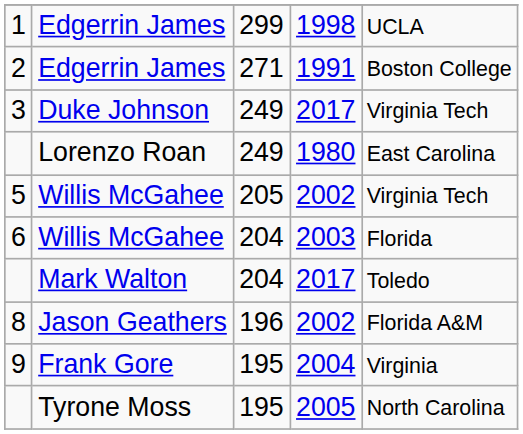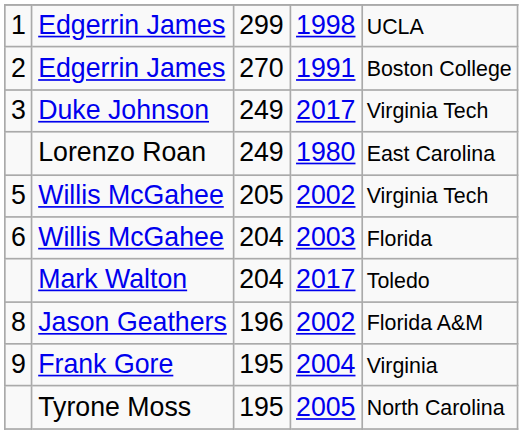(261, 68) 271 -> (261, 68) 270
